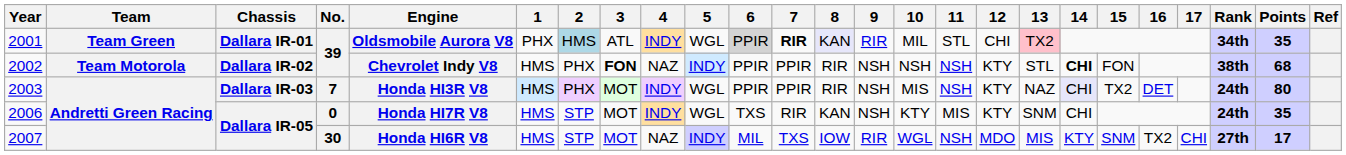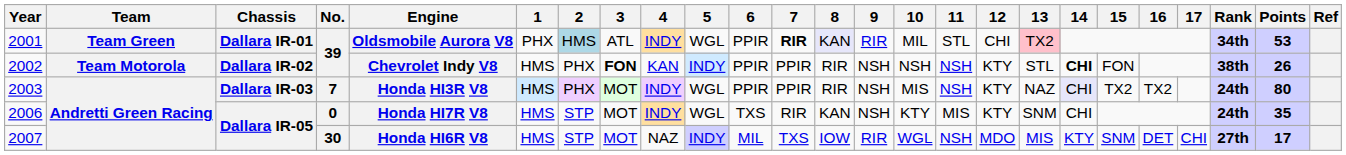(751, 40) lightgrey background -> (751, 40) no background
(1283, 40) 35 -> (1283, 40) 53
(663, 65) NAZ -> (663, 65) KAN
(1283, 65) 68 -> (1283, 65) 26
(1158, 89) DET -> (1158, 89) TX2
(1158, 137) TX2 -> (1158, 137) DET
